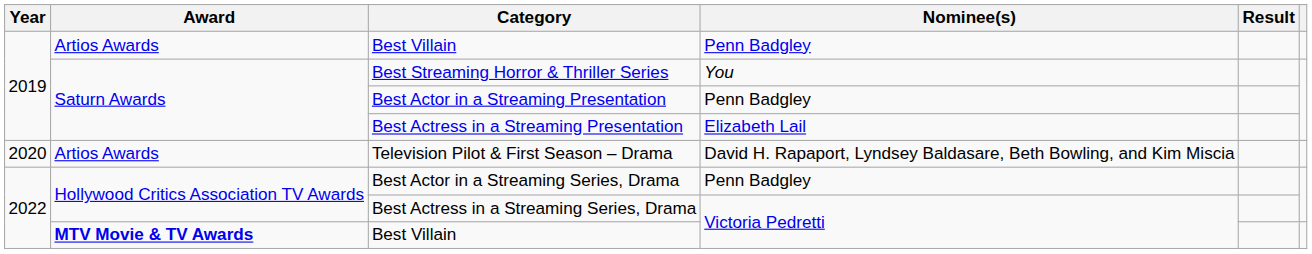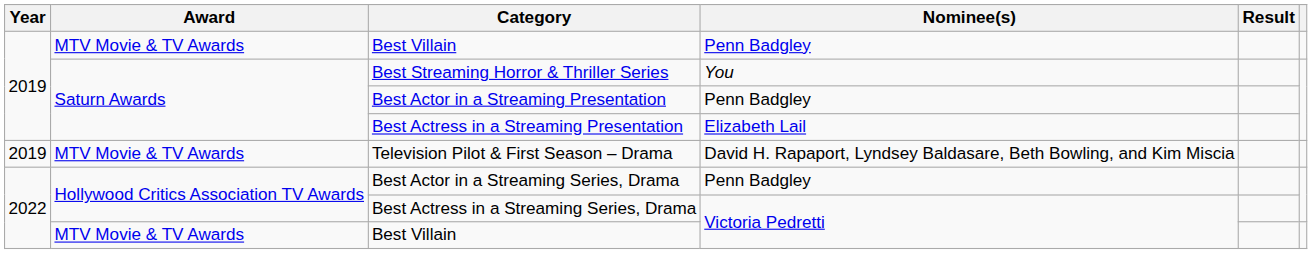(107, 45) Artios Awards -> (149, 45) MTV Movie & TV Awards
(28, 153) 2020 -> (28, 153) 2019
(107, 153) Artios Awards -> (149, 153) MTV Movie & TV Awards
(154, 235) bold -> (149, 235) normal
